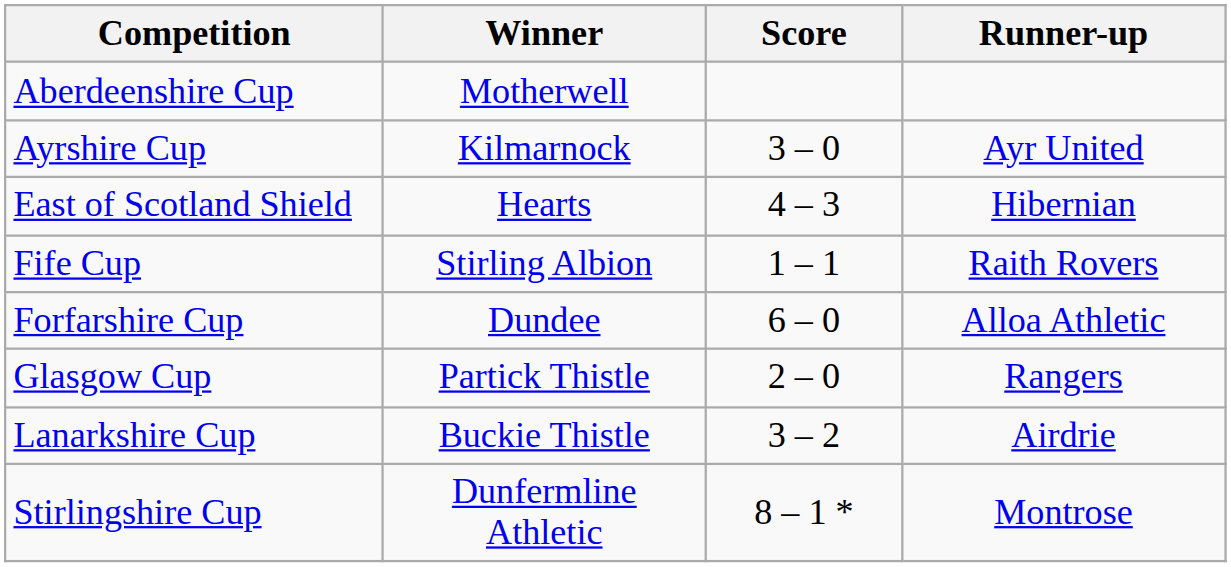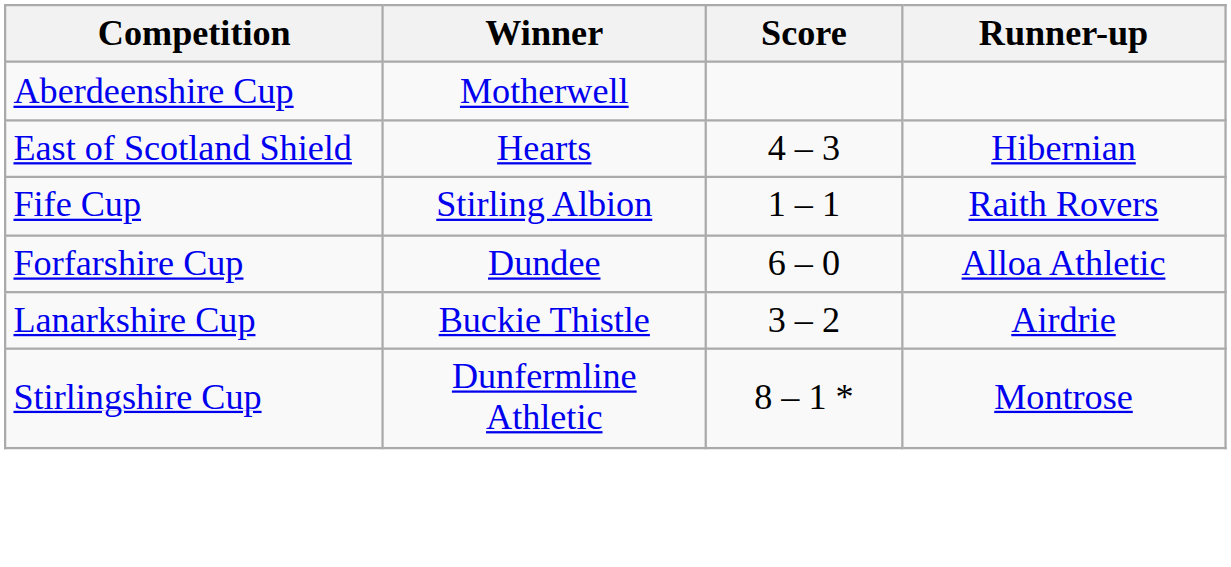- row: (110, 147)
- row: (112, 377)
